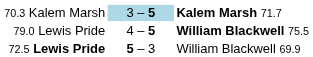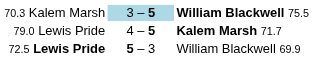(229, 13) Kalem Marsh 71.7 -> (243, 13) William Blackwell 75.5
(243, 30) William Blackwell 75.5 -> (229, 30) Kalem Marsh 71.7
